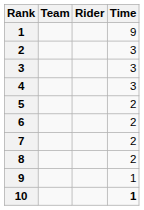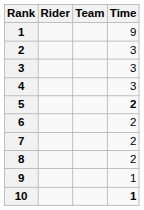columns swapped: (90, 13) <-> (55, 13)
(133, 104) normal -> (133, 104) bold
